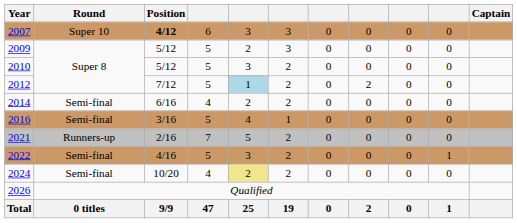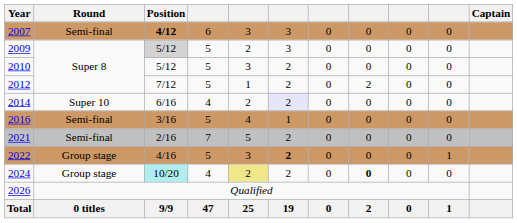(89, 31) Super 10 -> (89, 31) Semi-final
(166, 48) no background -> (166, 48) lightgrey background
(248, 84) lightblue background -> (248, 84) no background
(89, 102) Semi-final -> (89, 102) Super 10
(288, 102) no background -> (288, 102) lavender background
(89, 137) Runners-up -> (89, 137) Semi-final
(89, 155) Semi-final -> (89, 155) Group stage
(288, 155) normal -> (288, 155) bold
(89, 173) Semi-final -> (89, 173) Group stage
(166, 173) no background -> (166, 173) paleturquoise background
(369, 173) normal -> (369, 173) bold
